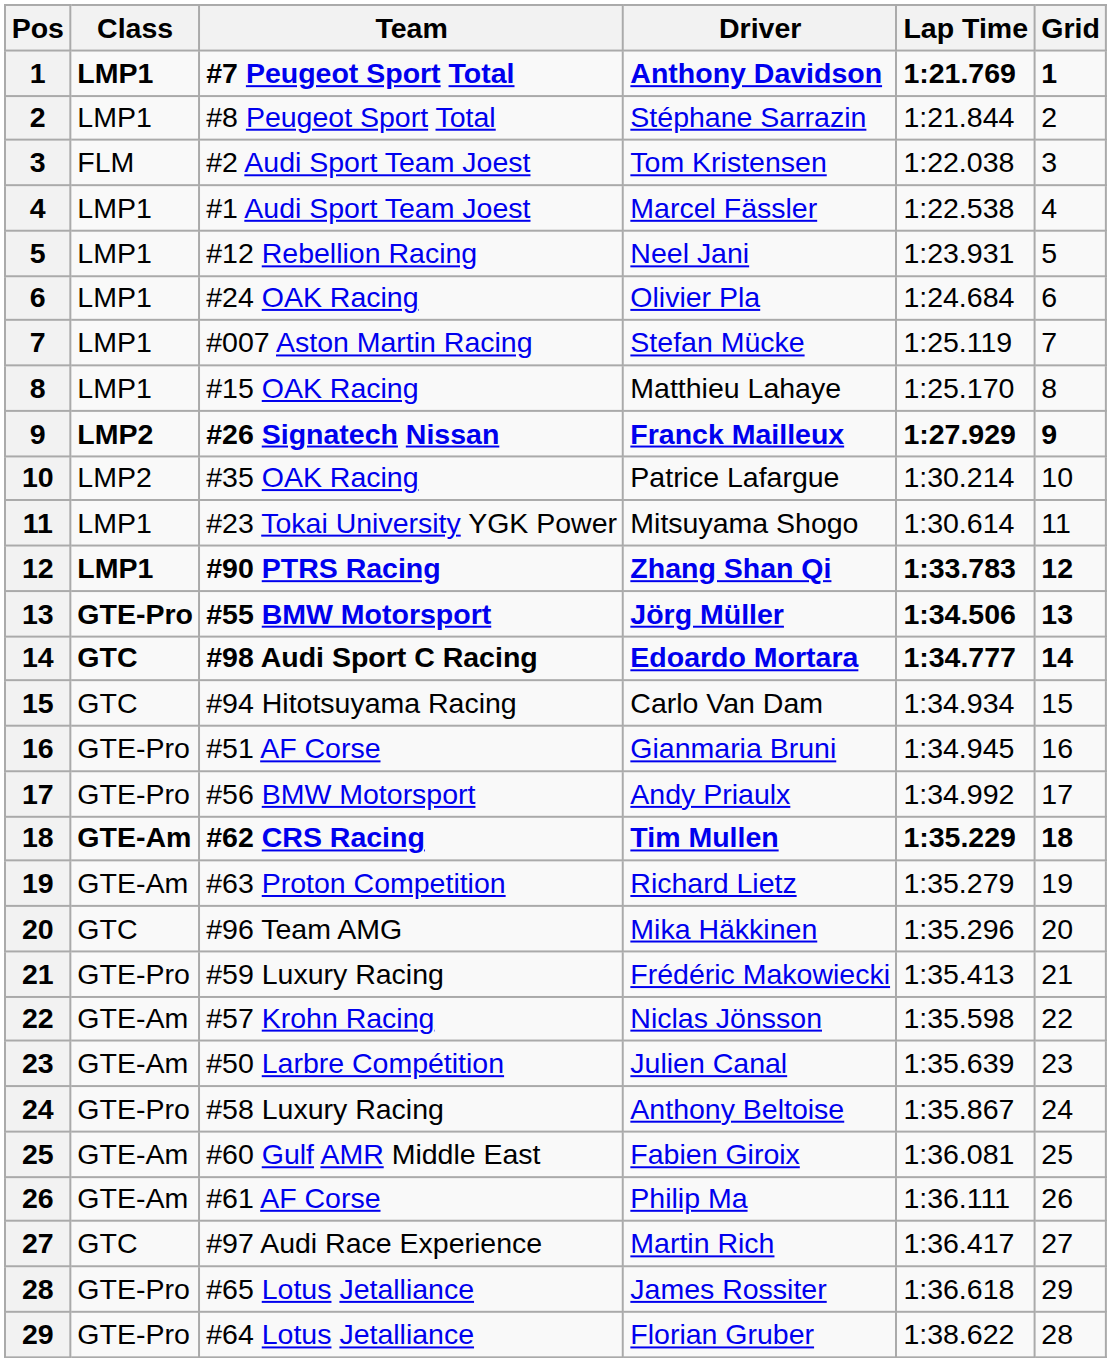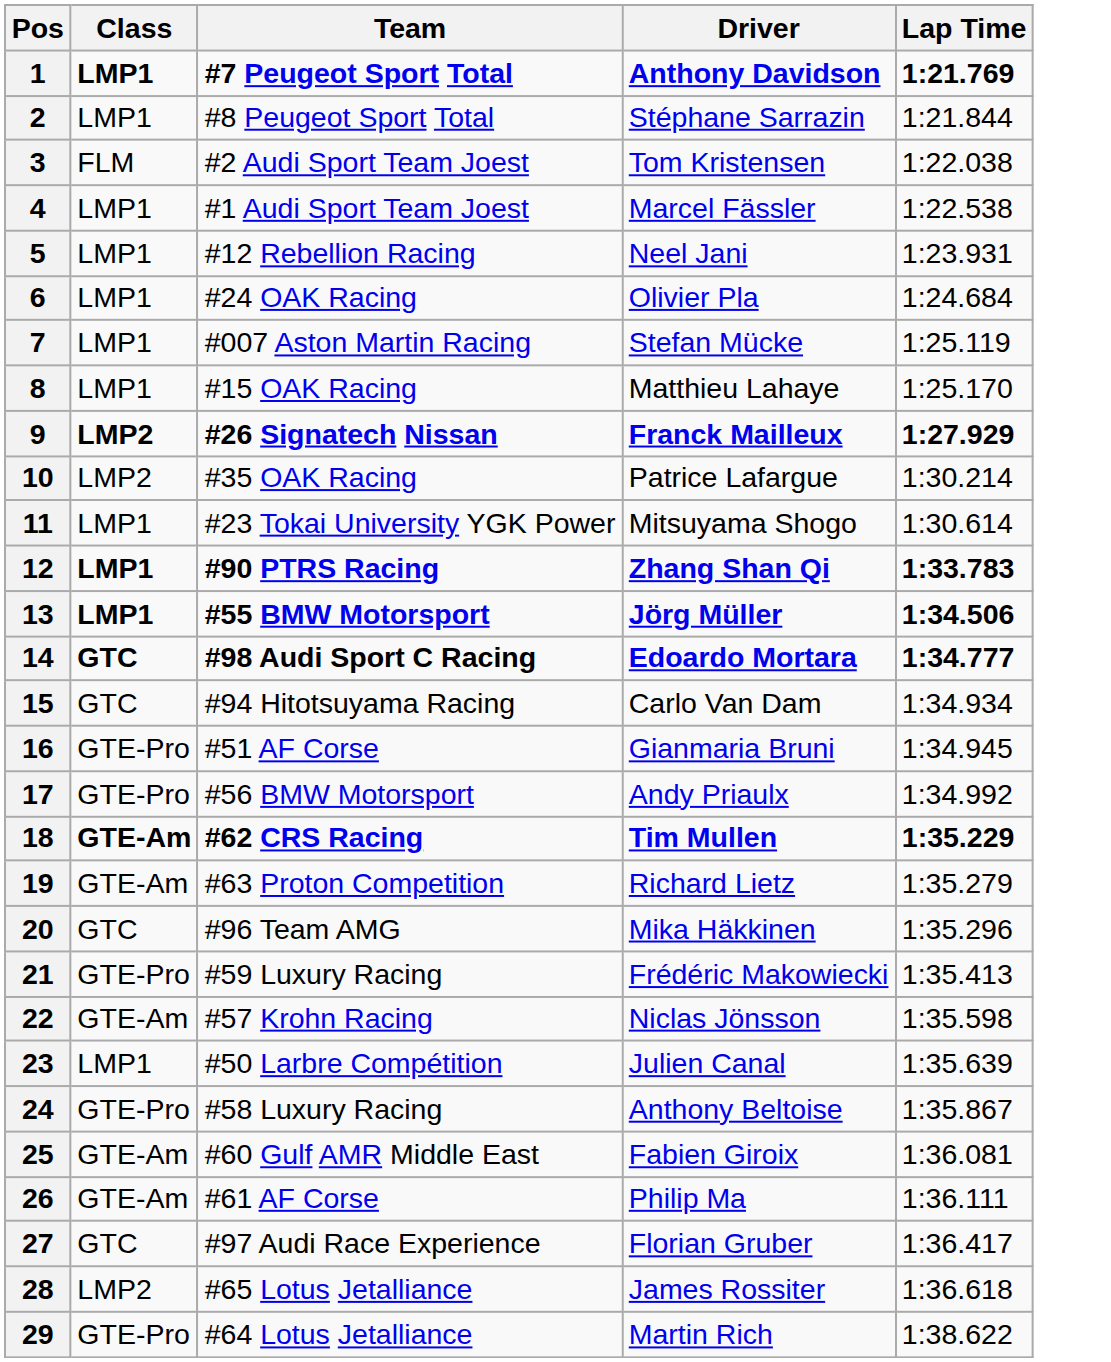- column: (1071, 28)
(135, 613) GTE-Pro -> (115, 613) LMP1
(133, 1064) GTE-Am -> (115, 1064) LMP1
(702, 1244) Martin Rich -> (721, 1244) Florian Gruber
(134, 1289) GTE-Pro -> (115, 1289) LMP2
(722, 1334) Florian Gruber -> (701, 1334) Martin Rich
